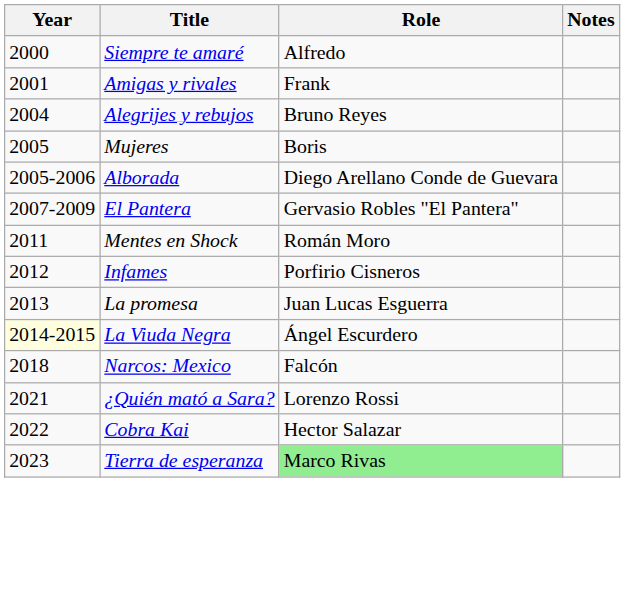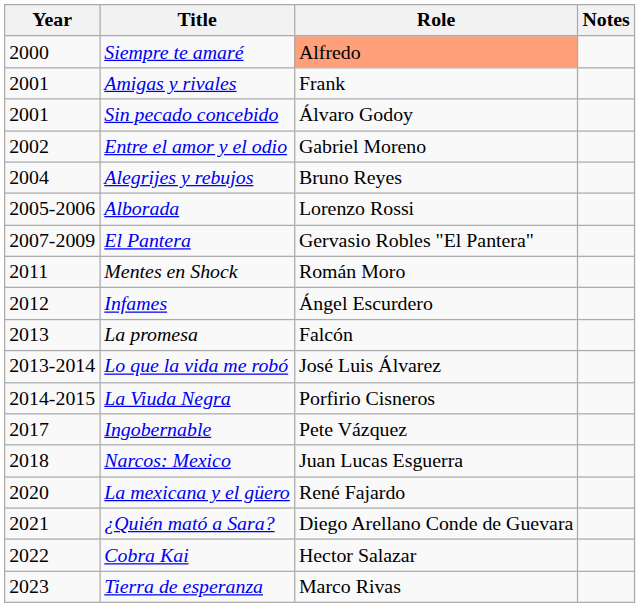(315, 51) no background -> (330, 51) lightsalmon background
+ row: (191, 114)
+ row: (196, 146)
- row: (136, 146)
(421, 177) Diego Arellano Conde de Guevara -> (357, 209) Lorenzo Rossi
(352, 271) Porfirio Cisneros -> (366, 303) Ángel Escurdero
(366, 303) Juan Lucas Esguerra -> (326, 334) Falcón
+ row: (196, 366)
(52, 334) lightyellow background -> (52, 397) no background
(351, 334) Ángel Escurdero -> (367, 397) Porfirio Cisneros
+ row: (158, 429)
(311, 366) Falcón -> (381, 460) Juan Lucas Esguerra
+ row: (197, 492)
(341, 397) Lorenzo Rossi -> (436, 523) Diego Arellano Conde de Guevara
(335, 460) lightgreen background -> (350, 586) no background
